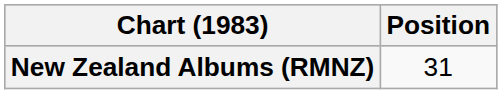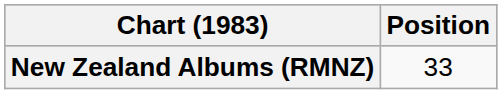(438, 66) 31 -> (438, 66) 33
